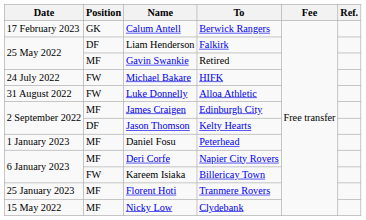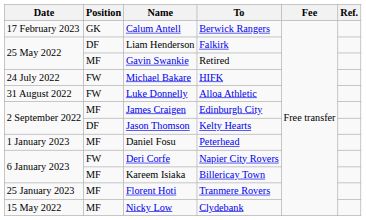(93, 158) MF -> (94, 158) FW
(94, 175) FW -> (93, 175) MF
